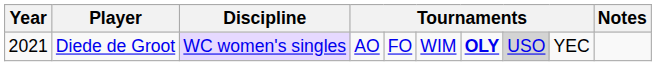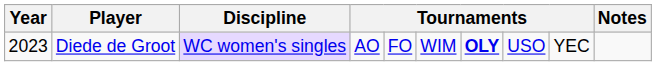(28, 46) 2021 -> (28, 46) 2023
(526, 46) lightgrey background -> (526, 46) no background
